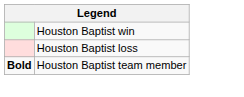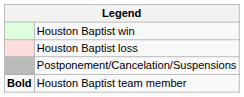+ row: (137, 66)
